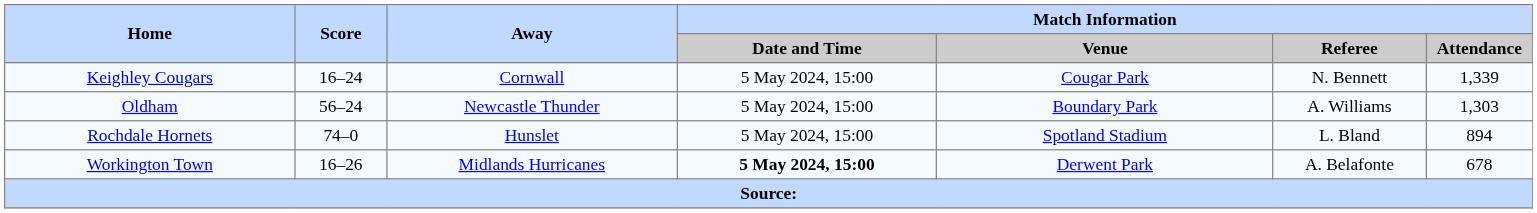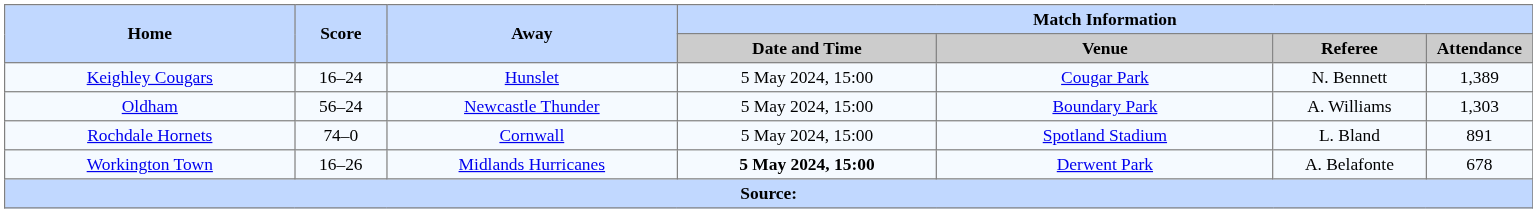(532, 77) Cornwall -> (532, 77) Hunslet
(1479, 77) 1,339 -> (1479, 77) 1,389
(532, 135) Hunslet -> (532, 135) Cornwall
(1479, 135) 894 -> (1479, 135) 891
